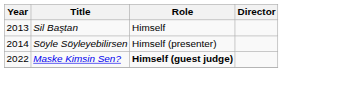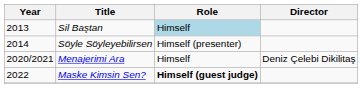(149, 28) no background -> (173, 28) lightblue background
+ row: (91, 59)
